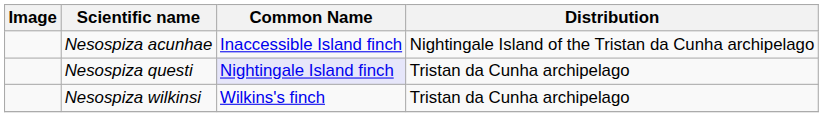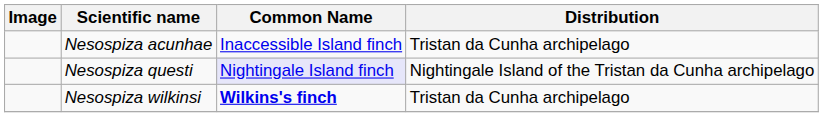(612, 44) Nightingale Island of the Tristan da Cunha archipelago -> (520, 44) Tristan da Cunha archipelago
(520, 71) Tristan da Cunha archipelago -> (612, 71) Nightingale Island of the Tristan da Cunha archipelago
(273, 97) normal -> (278, 97) bold
